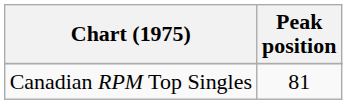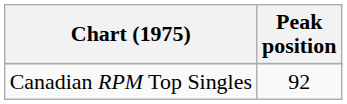(299, 81) 81 -> (299, 81) 92
